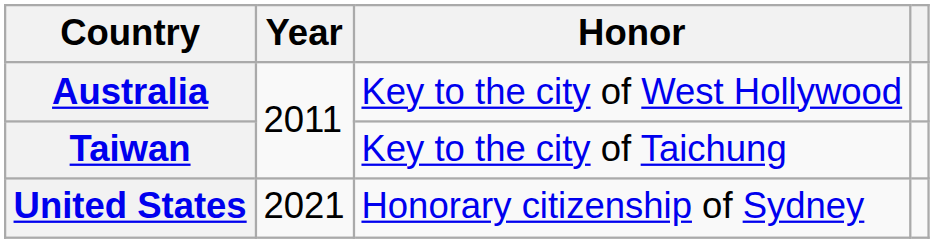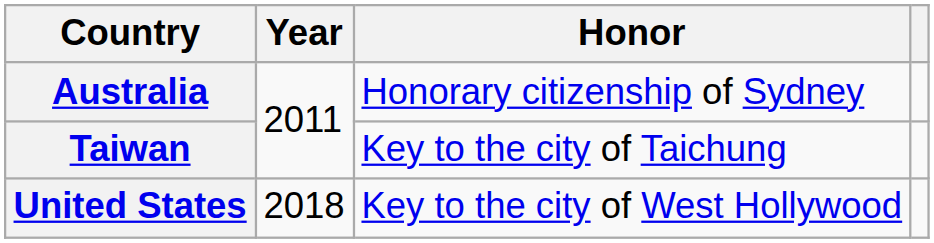(632, 91) Key to the city of West Hollywood -> (613, 91) Honorary citizenship of Sydney
(304, 206) 2021 -> (304, 206) 2018
(613, 206) Honorary citizenship of Sydney -> (632, 206) Key to the city of West Hollywood
